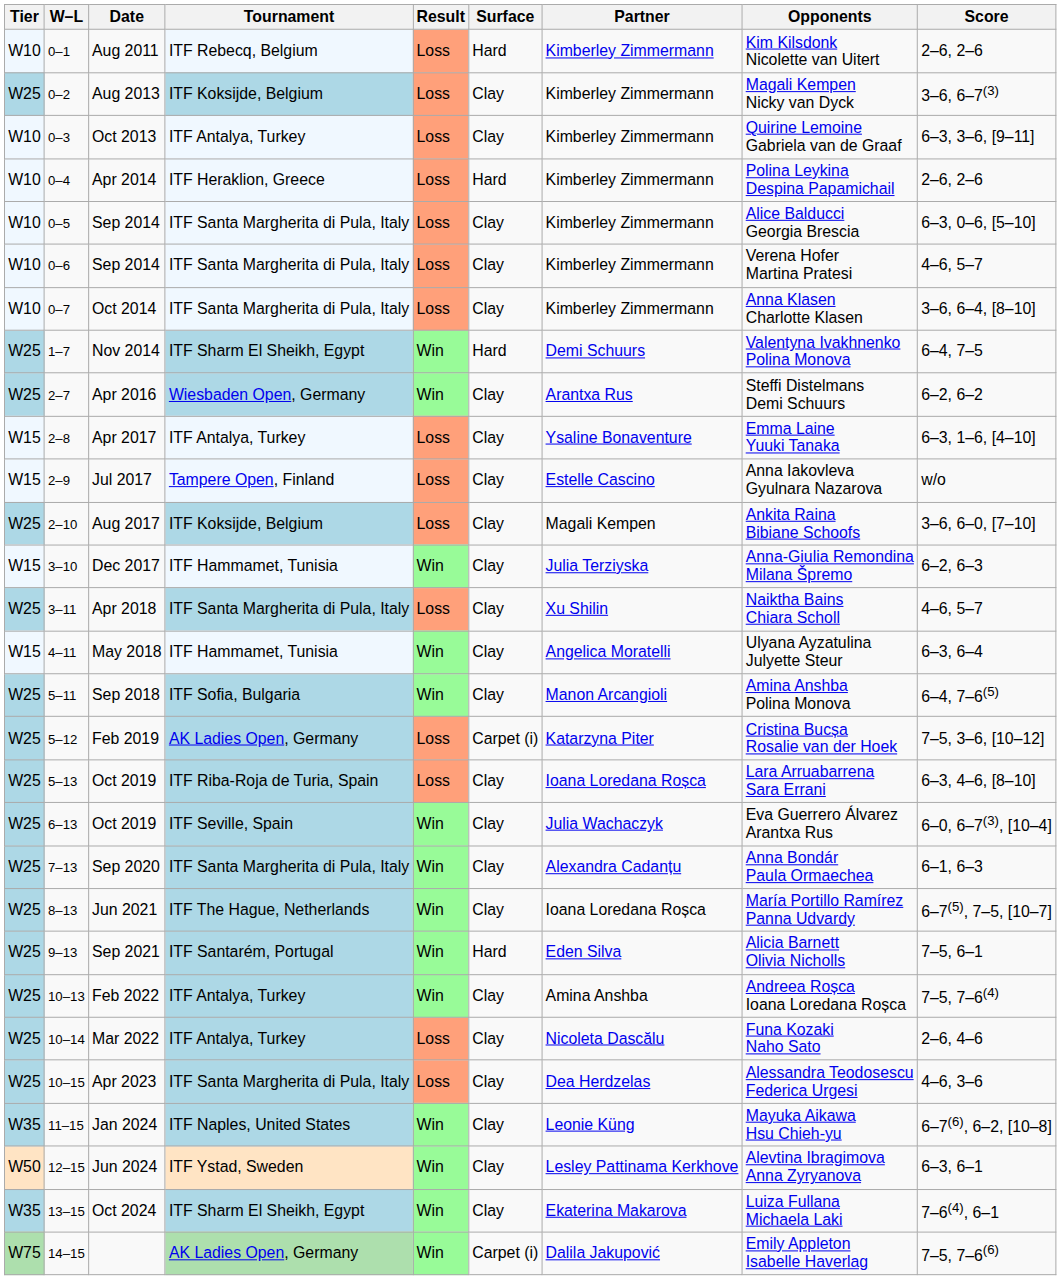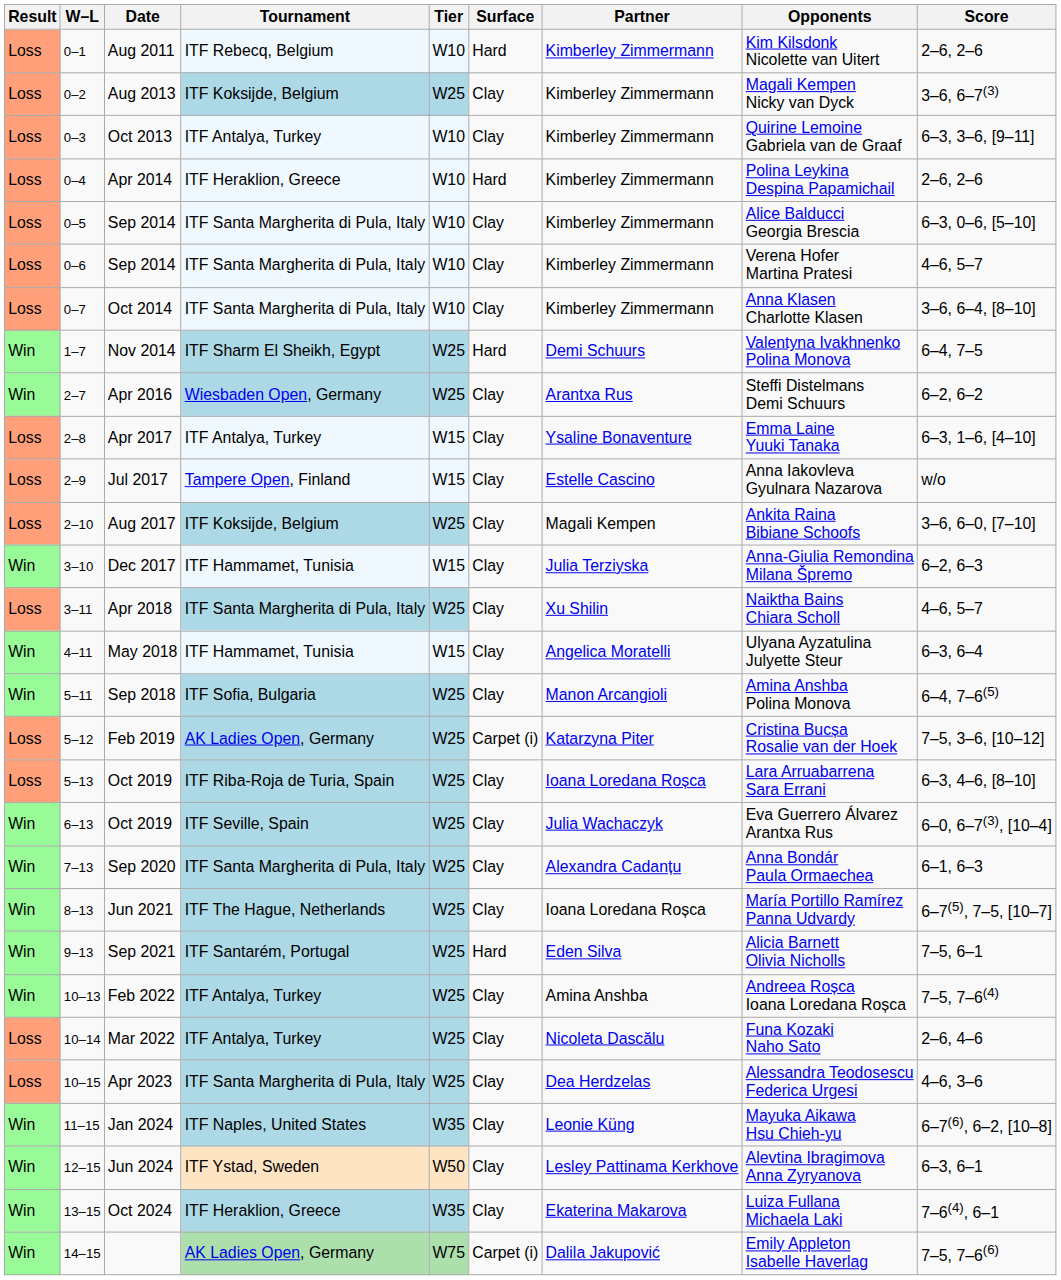columns swapped: (441, 17) <-> (24, 17)
(267, 1210) ITF Sharm El Sheikh, Egypt -> (263, 1210) ITF Heraklion, Greece
